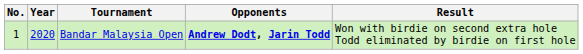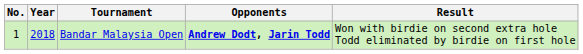(43, 35) 2020 -> (43, 35) 2018
